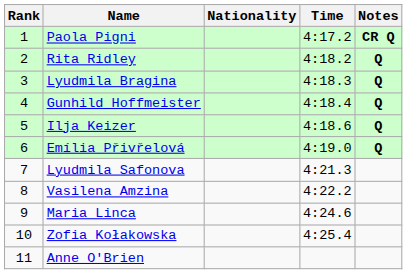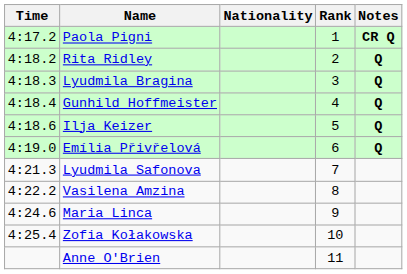columns swapped: (24, 16) <-> (327, 16)
